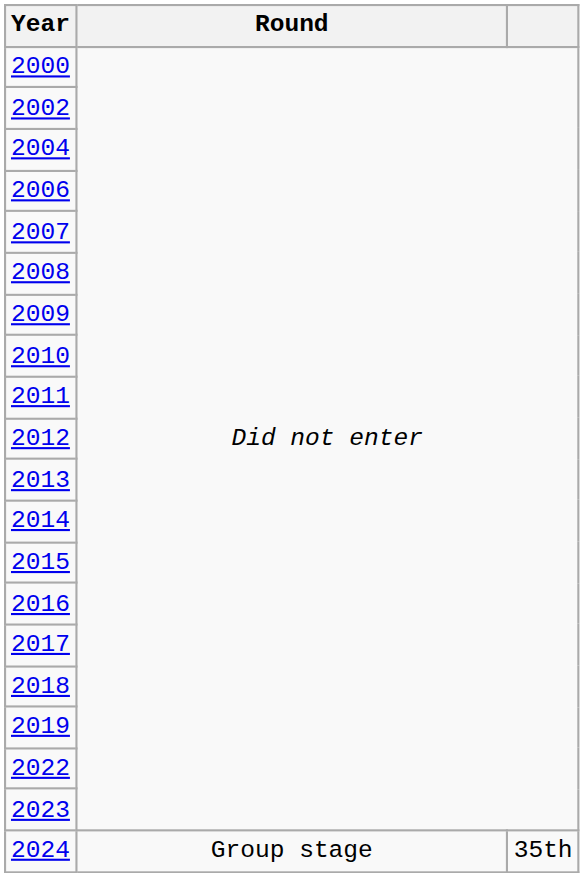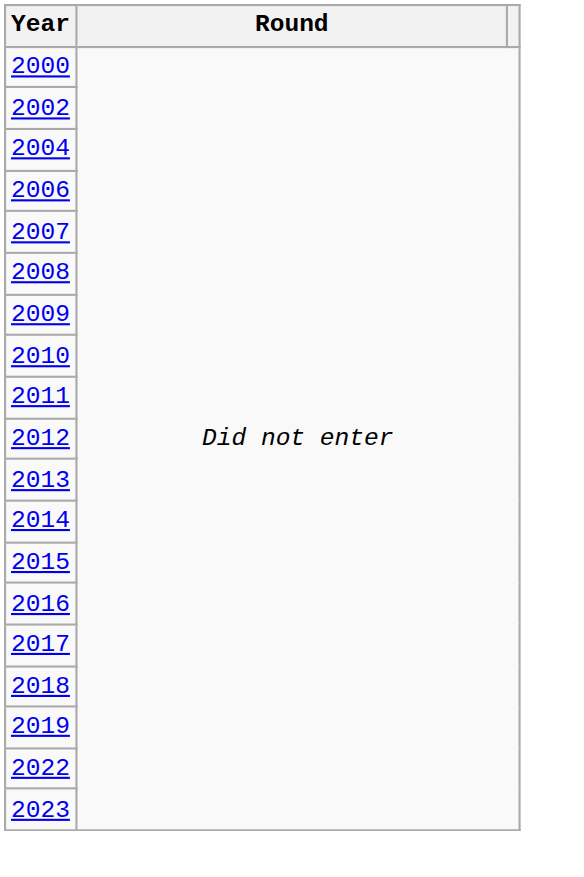- row: (40, 851)
